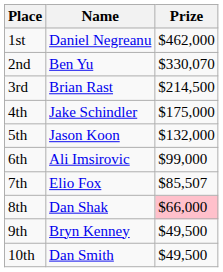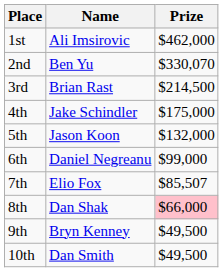(100, 40) Daniel Negreanu -> (89, 40) Ali Imsirovic
(89, 159) Ali Imsirovic -> (100, 159) Daniel Negreanu
